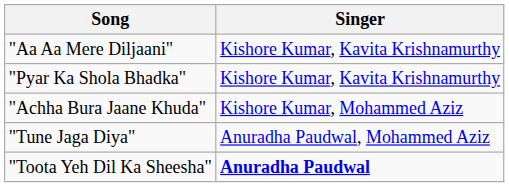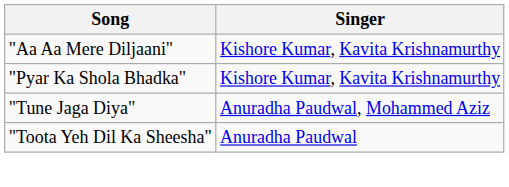- row: (107, 108)
(295, 167) bold -> (289, 137) normal
